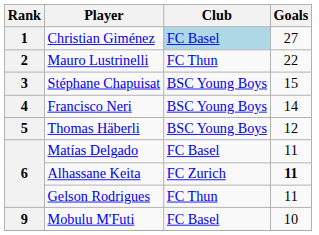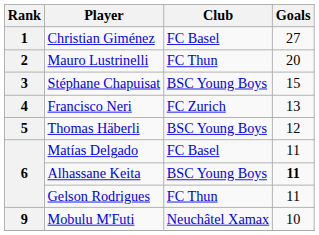(193, 38) lightblue background -> (193, 38) no background
(291, 60) 22 -> (293, 60) 20
(217, 106) BSC Young Boys -> (196, 106) FC Zurich
(291, 106) 14 -> (293, 106) 13
(196, 173) FC Zurich -> (217, 173) BSC Young Boys
(193, 219) FC Basel -> (218, 219) Neuchâtel Xamax
